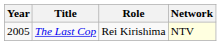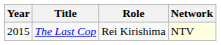(18, 31) 2005 -> (18, 31) 2015
